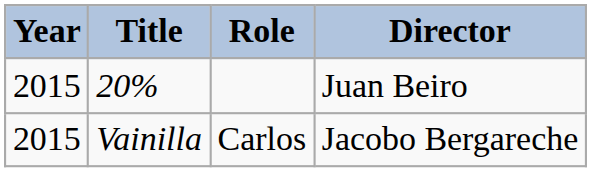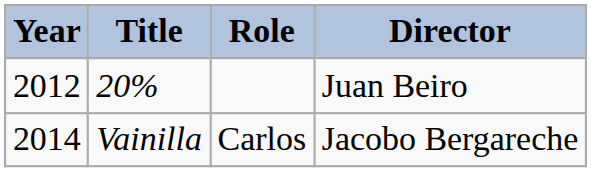(47, 85) 2015 -> (47, 85) 2012
(47, 138) 2015 -> (47, 138) 2014
